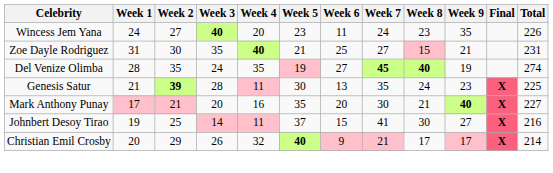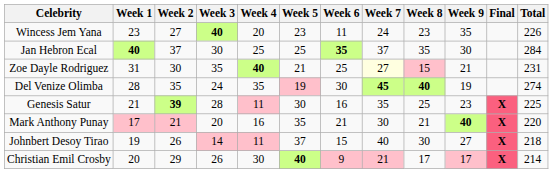(134, 31) 24 -> (134, 31) 23
+ row: (59, 50)
(383, 50) no background -> (383, 68) lightyellow background
(341, 68) 27 -> (341, 86) 30
(341, 86) 13 -> (341, 104) 16
(424, 86) 24 -> (424, 104) 25
(341, 104) 20 -> (341, 123) 21
(533, 104) 227 -> (533, 123) 220
(176, 123) 25 -> (176, 141) 26
(383, 123) 41 -> (383, 141) 40
(533, 123) 216 -> (533, 141) 218
(258, 141) 32 -> (258, 159) 30
